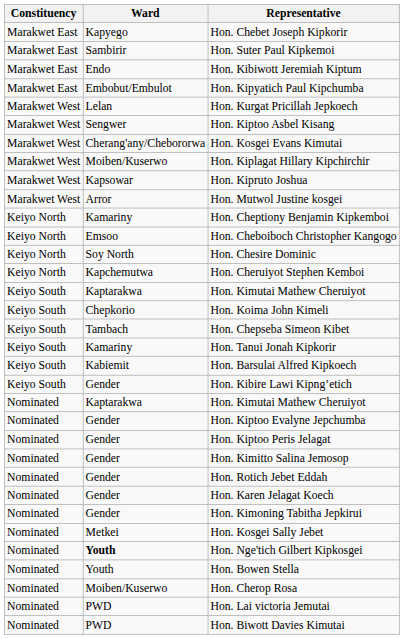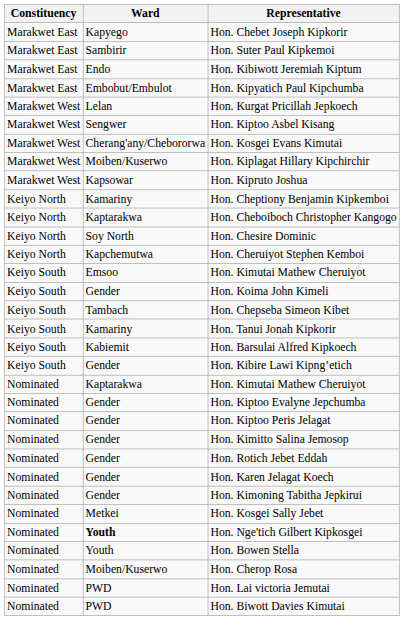- row: (44, 198)
(102, 236) Emsoo -> (114, 217) Kaptarakwa
(114, 291) Kaptarakwa -> (102, 273) Emsoo
(110, 310) Chepkorio -> (103, 291) Gender
